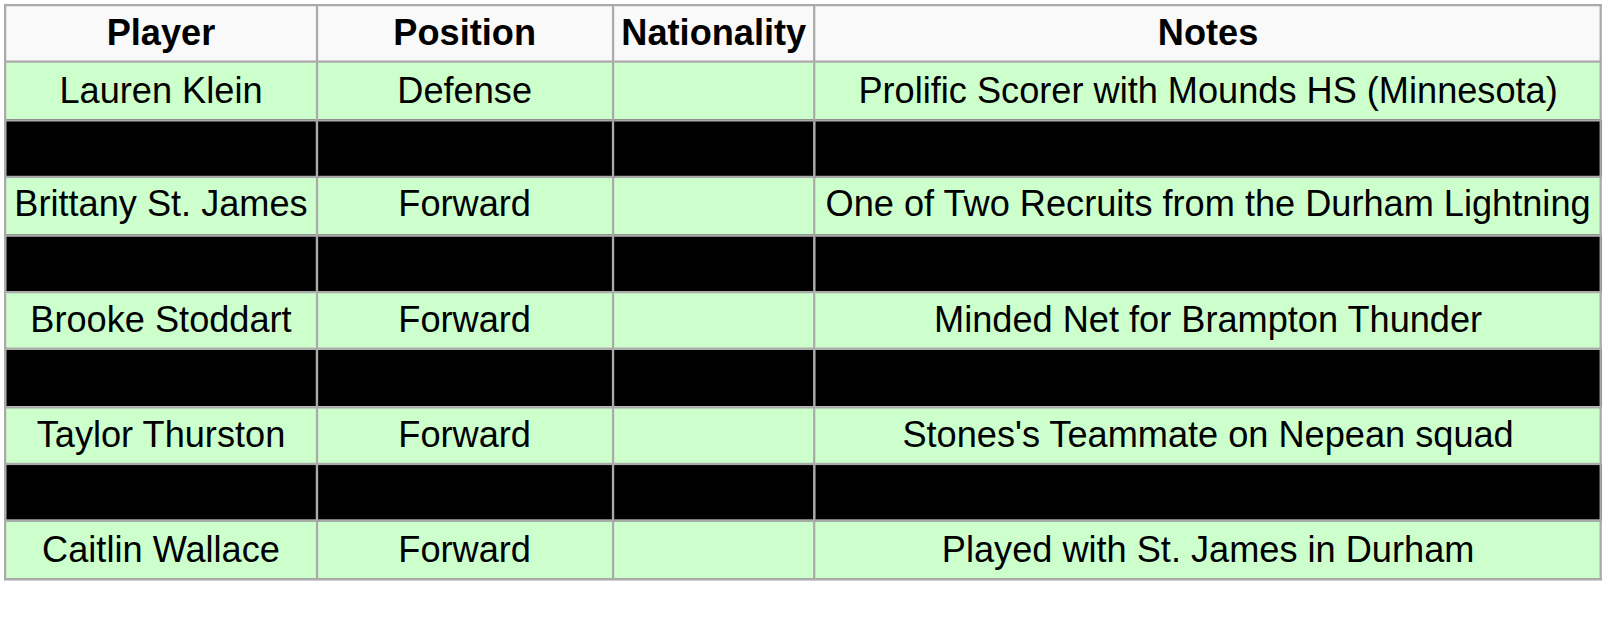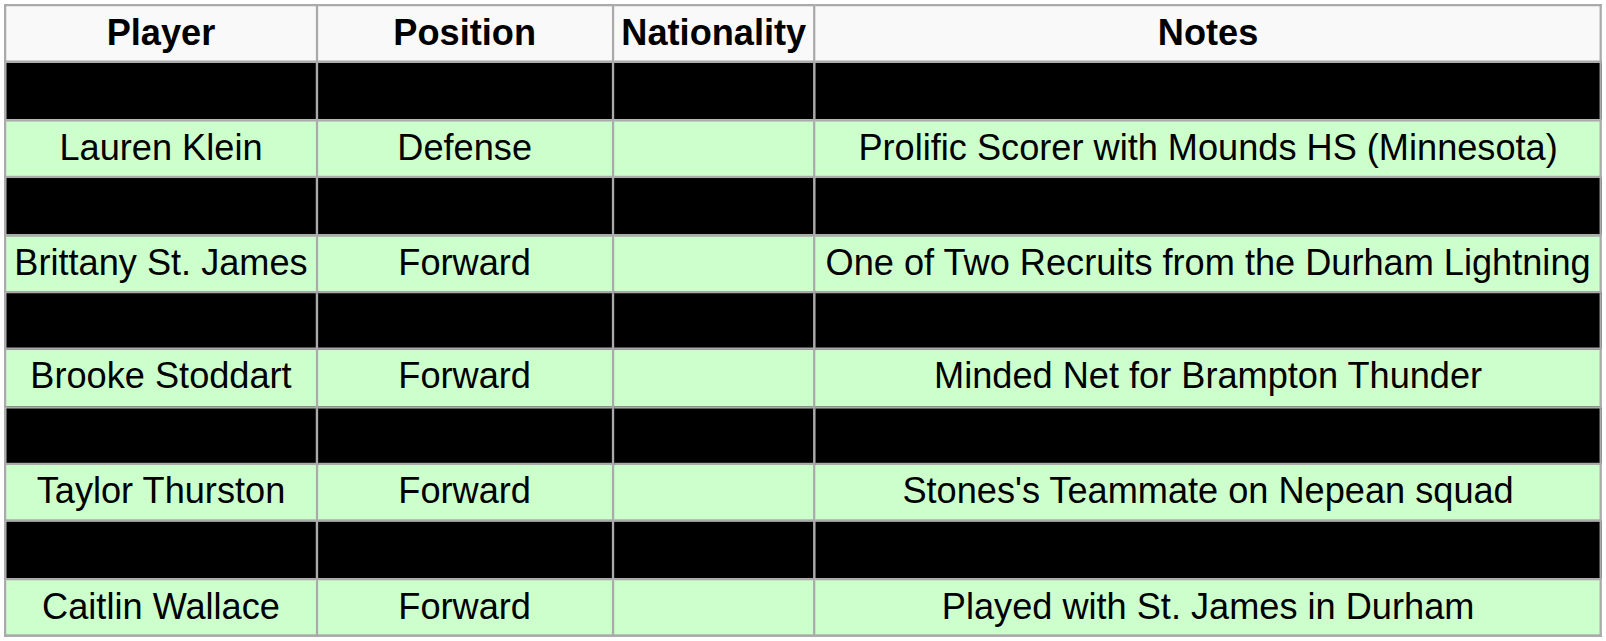+ row: (161, 90)
